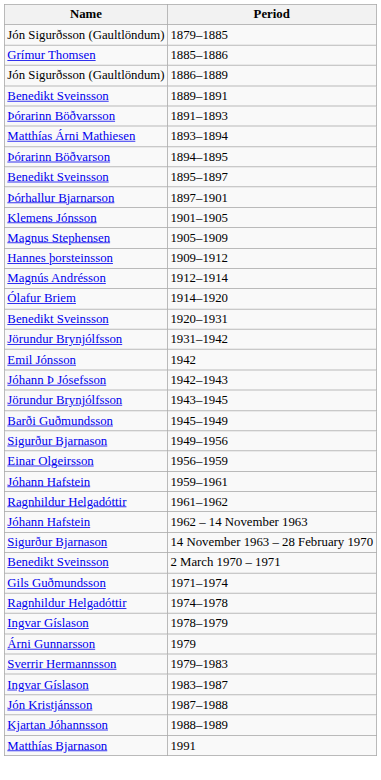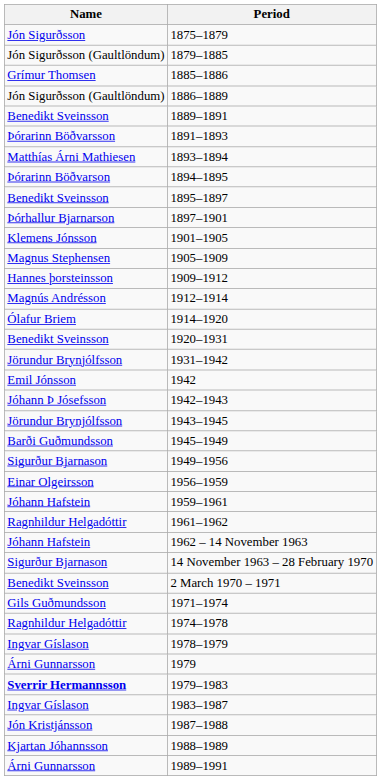+ row: (199, 34)
(62, 664) normal -> (67, 684) bold
+ row: (199, 765)
- row: (183, 745)
